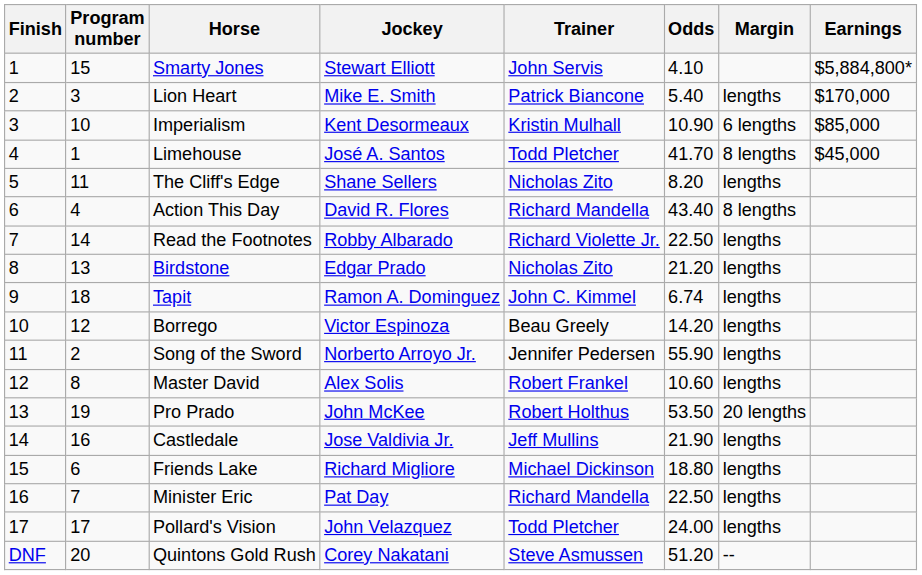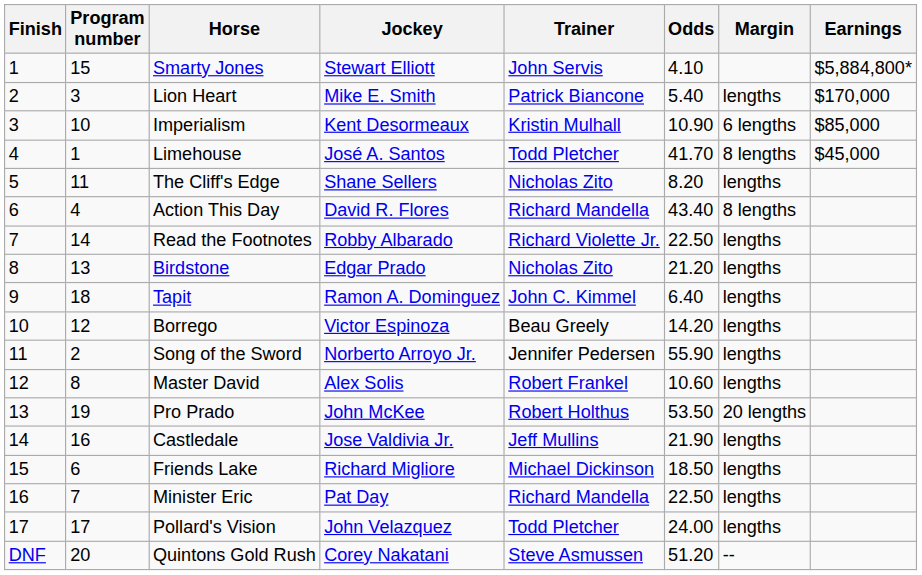(686, 297) 6.74 -> (686, 297) 6.40
(691, 469) 18.80 -> (691, 469) 18.50
